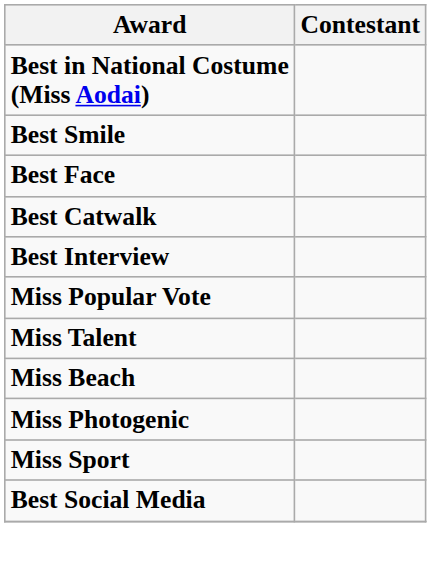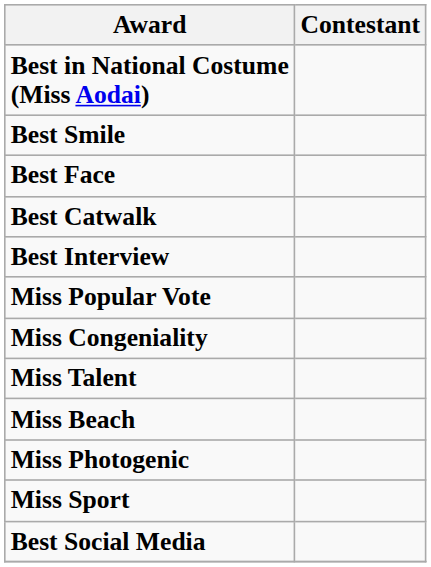+ row: (109, 337)
